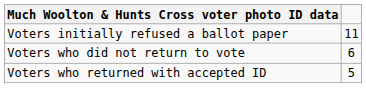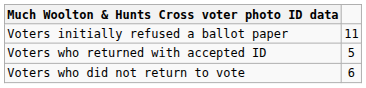rows swapped: (137, 73) <-> (126, 53)
